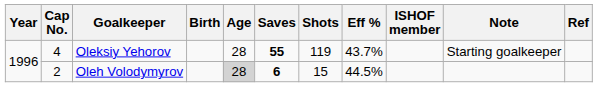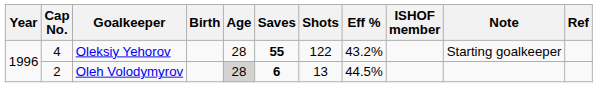(321, 51) 119 -> (321, 51) 122
(364, 51) 43.7% -> (364, 51) 43.2%
(321, 72) 15 -> (321, 72) 13
